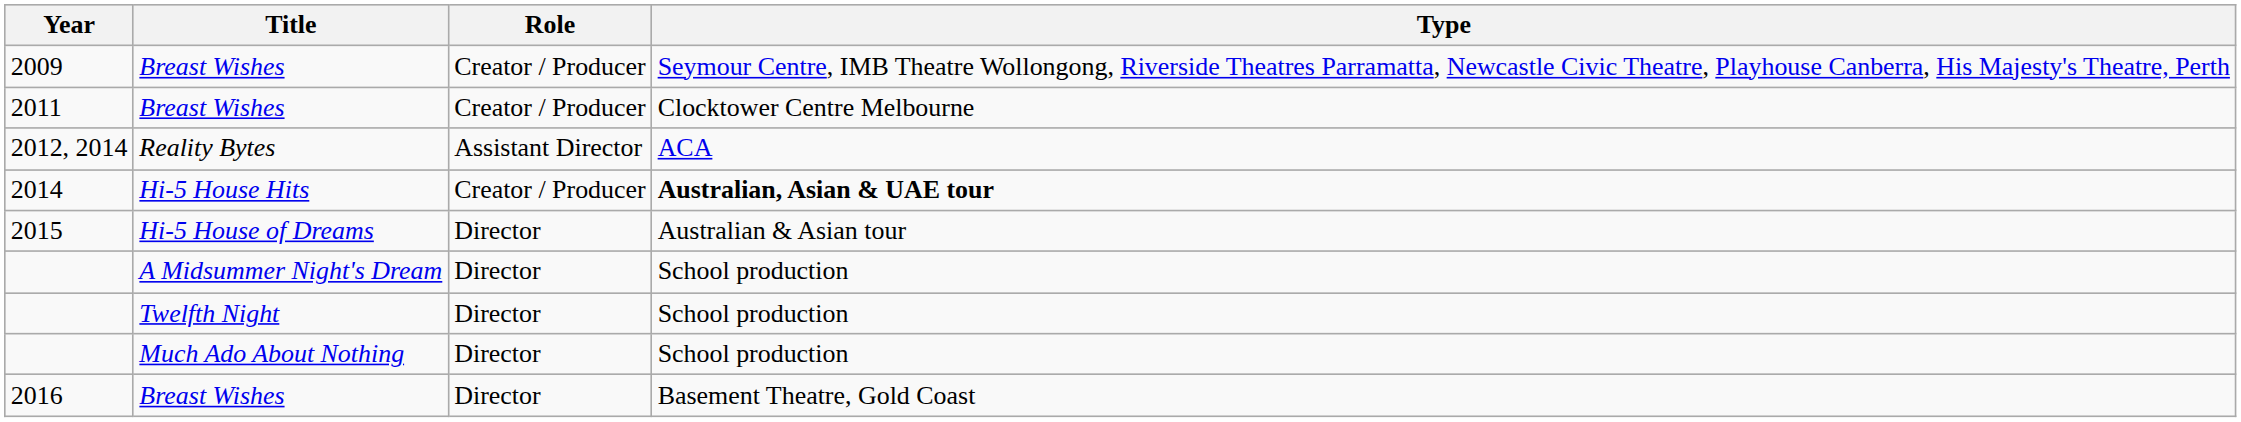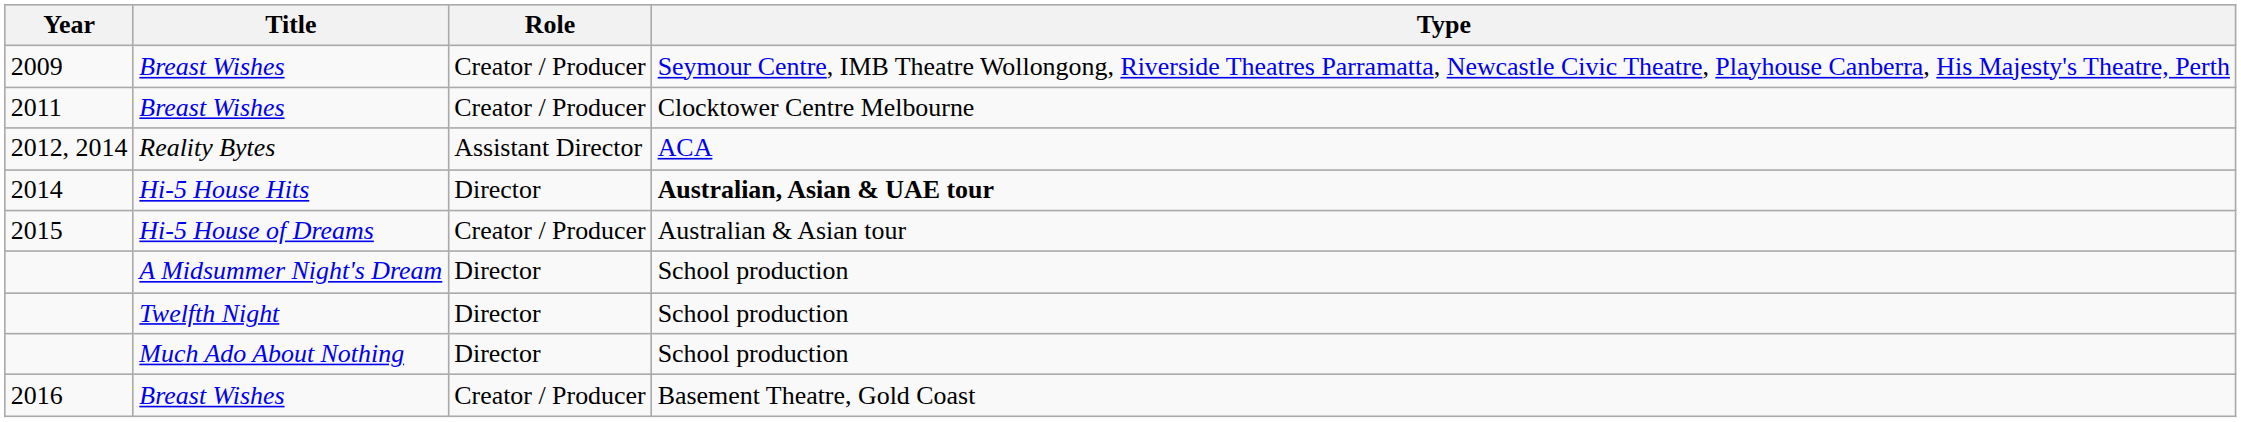(550, 189) Creator / Producer -> (497, 189) Director
(497, 230) Director -> (550, 230) Creator / Producer
(497, 395) Director -> (550, 395) Creator / Producer
